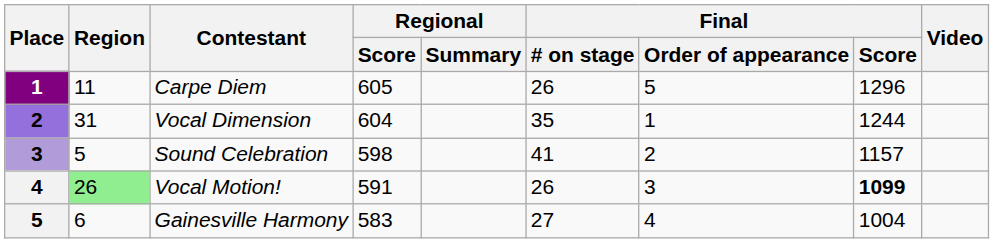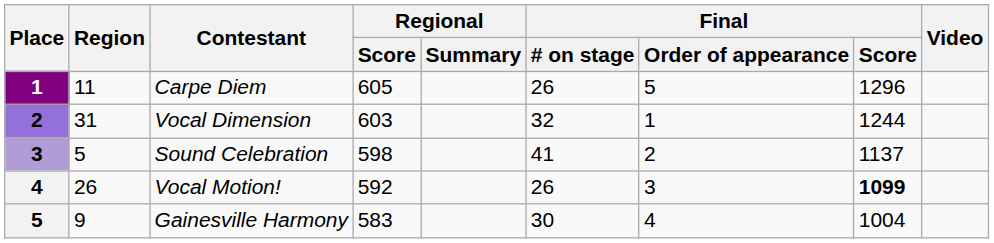(375, 120) 604 -> (375, 120) 603
(542, 120) 35 -> (542, 120) 32
(881, 154) 1157 -> (881, 154) 1137
(86, 187) lightgreen background -> (86, 187) no background
(375, 187) 591 -> (375, 187) 592
(80, 220) 6 -> (80, 220) 9
(542, 220) 27 -> (542, 220) 30
